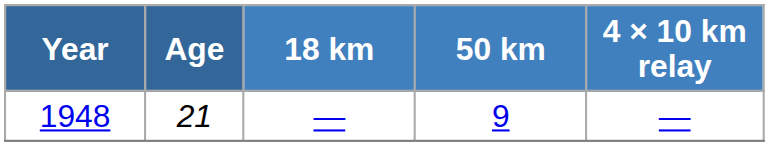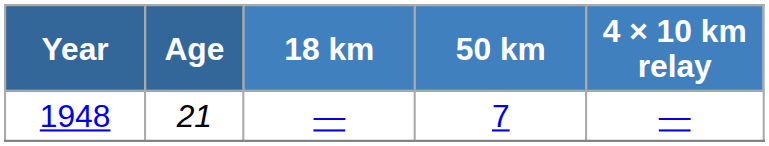(501, 116) 9 -> (501, 116) 7
